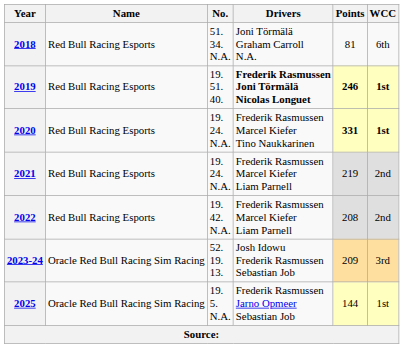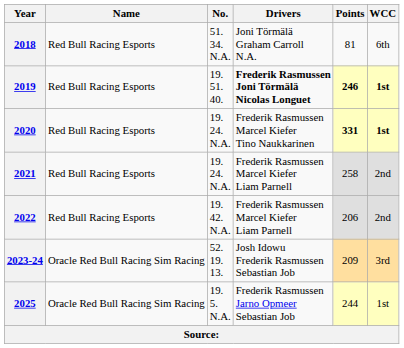(350, 174) 219 -> (350, 174) 258
(350, 217) 208 -> (350, 217) 206
(350, 304) 144 -> (350, 304) 244
